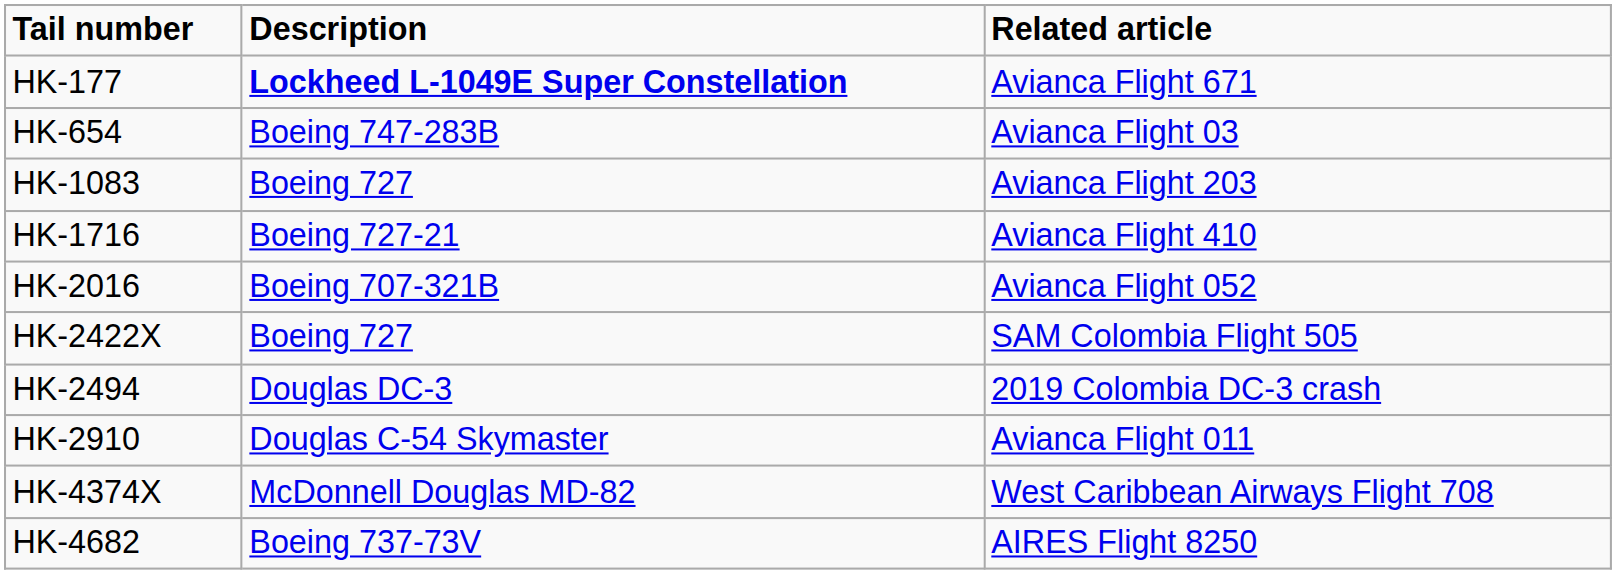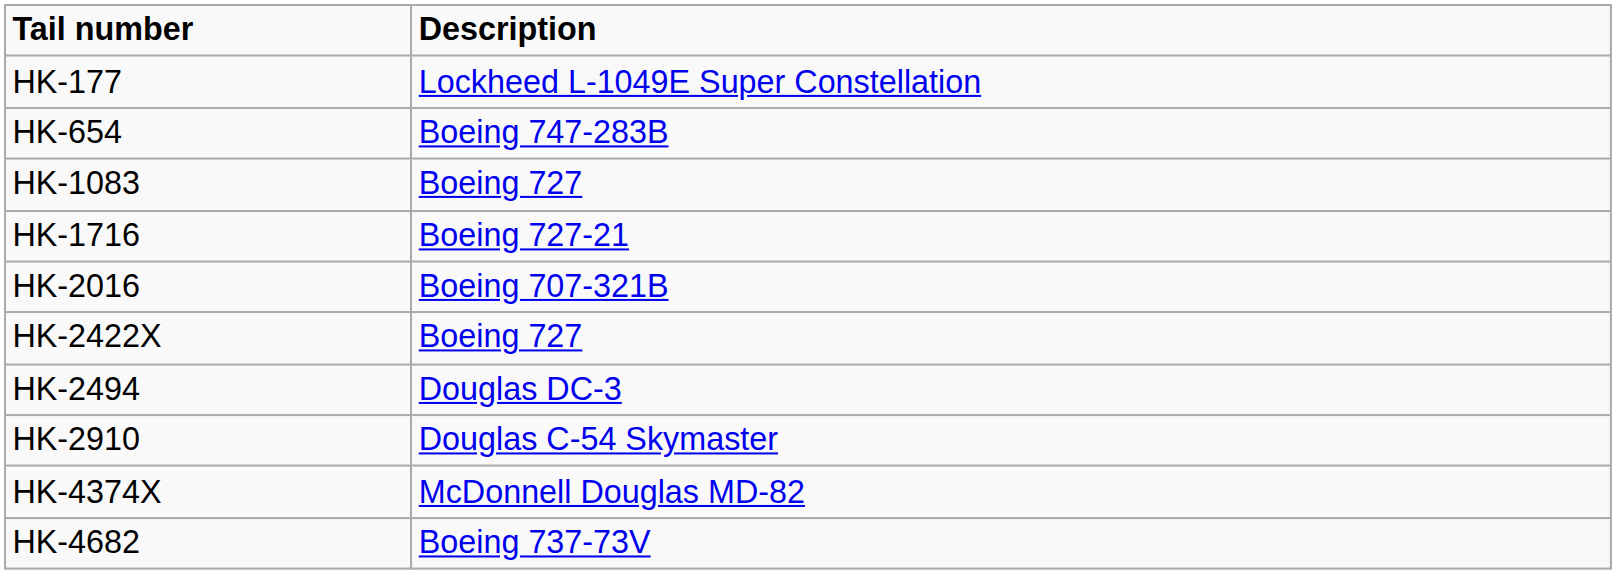- column: (1102, 30)
(548, 81) bold -> (700, 81) normal
